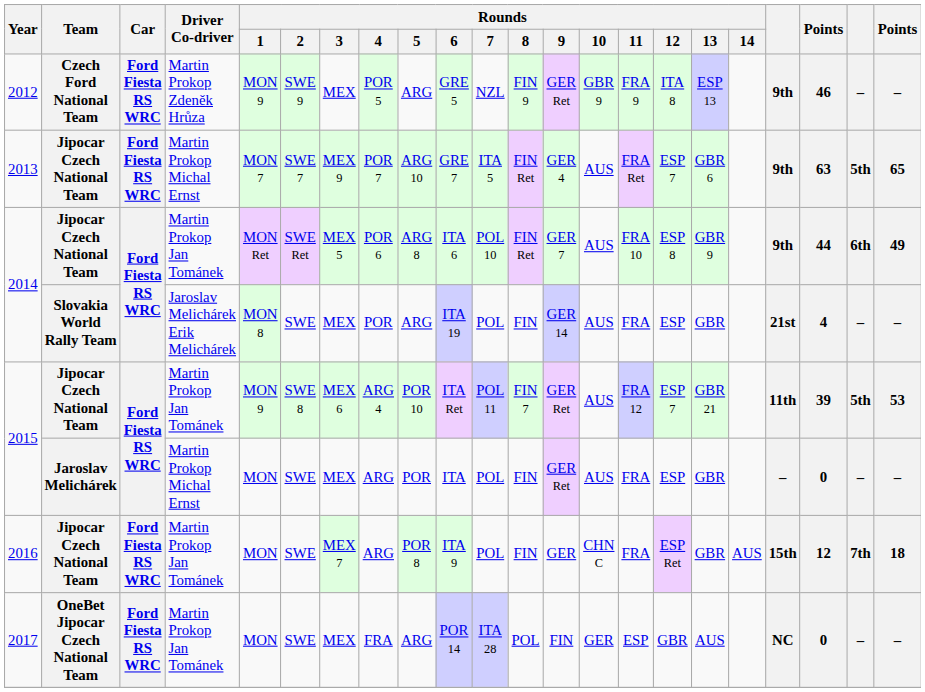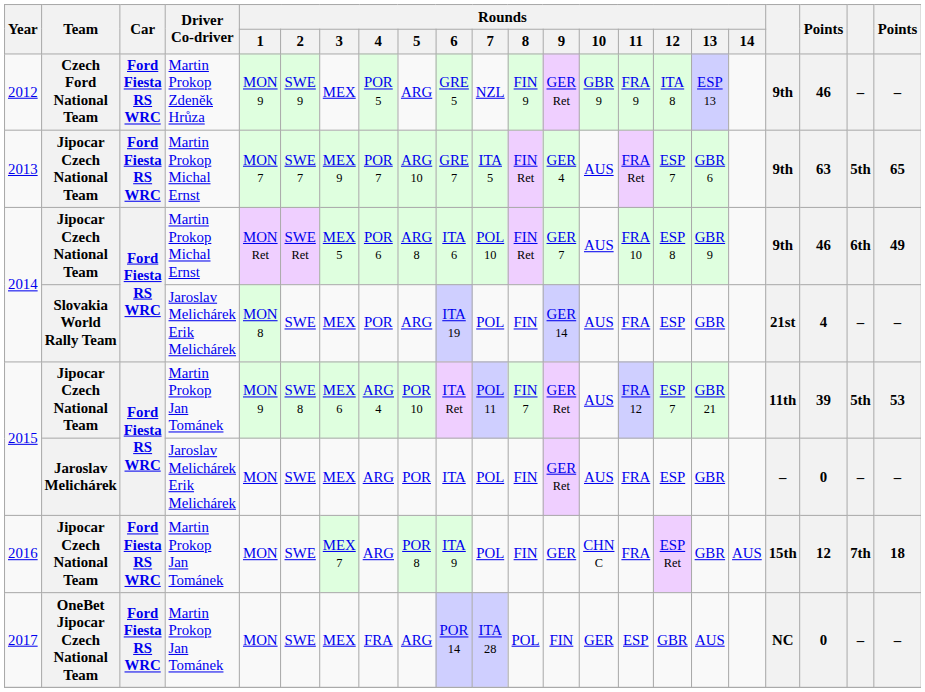(196, 246) Martin Prokop Jan Tománek -> (190, 246) Martin Prokop Michal Ernst
(823, 246) 44 -> (823, 246) 46
(190, 477) Martin Prokop Michal Ernst -> (202, 477) Jaroslav Melichárek Erik Melichárek
